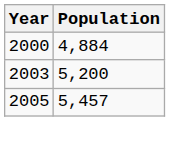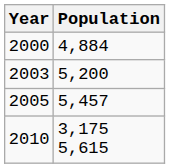+ row: (29, 139)
